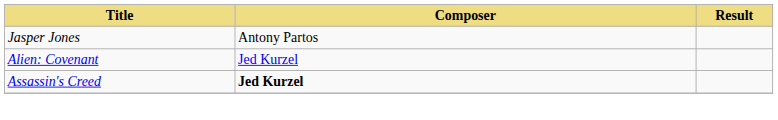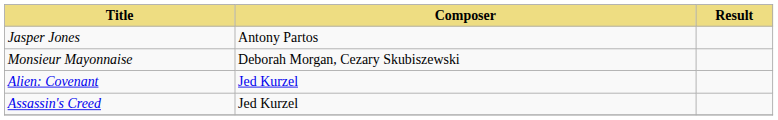+ row: (70, 59)
(271, 81) bold -> (268, 103) normal
